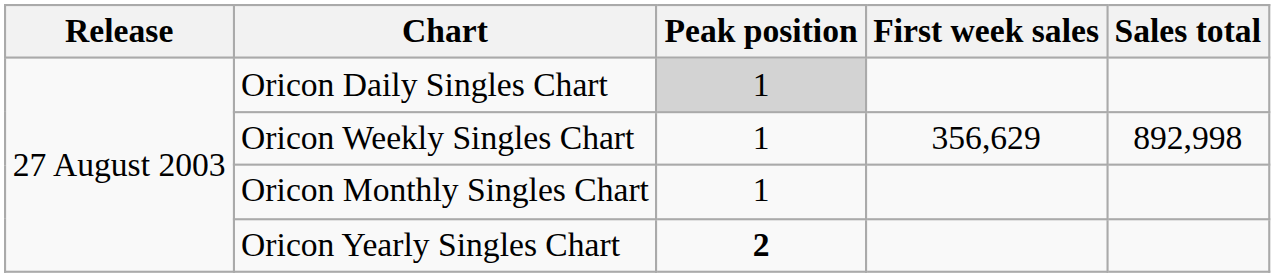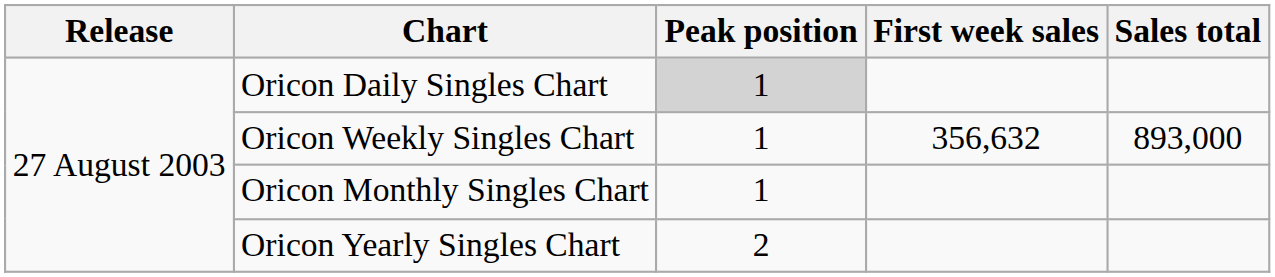(986, 137) 356,629 -> (986, 137) 356,632
(1188, 137) 892,998 -> (1188, 137) 893,000
(761, 244) bold -> (761, 244) normal
